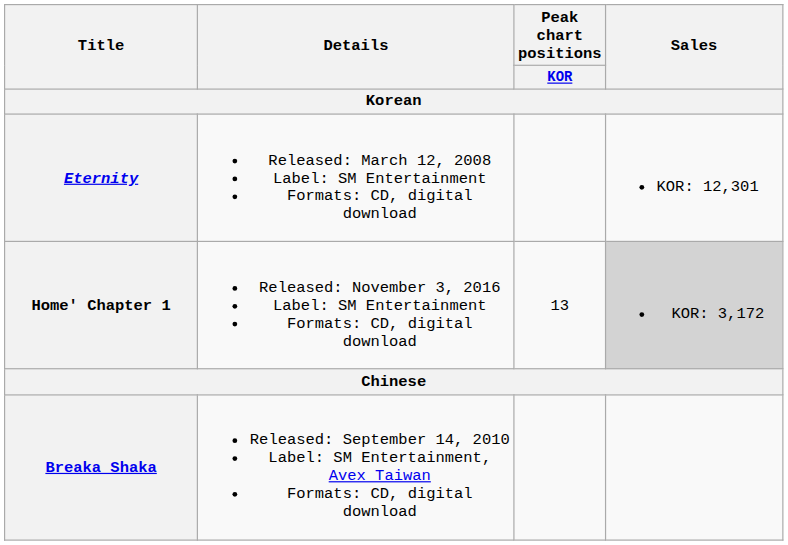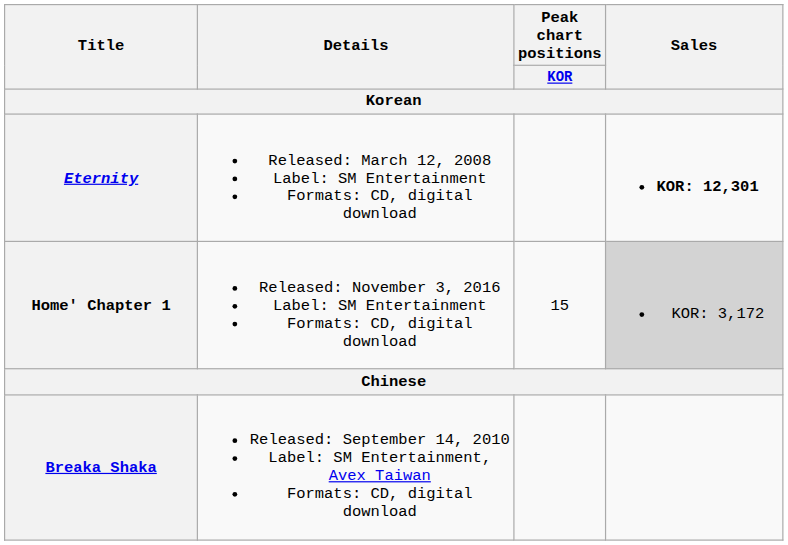(694, 187) normal -> (694, 187) bold
(560, 305) 13 -> (560, 305) 15
